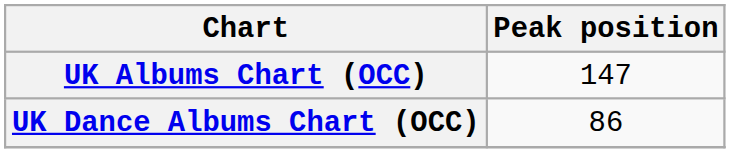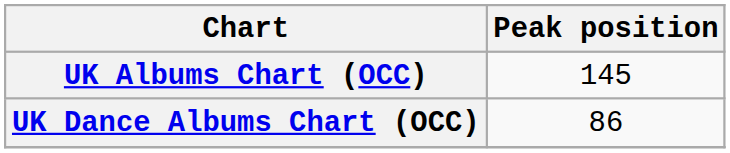(606, 76) 147 -> (606, 76) 145
